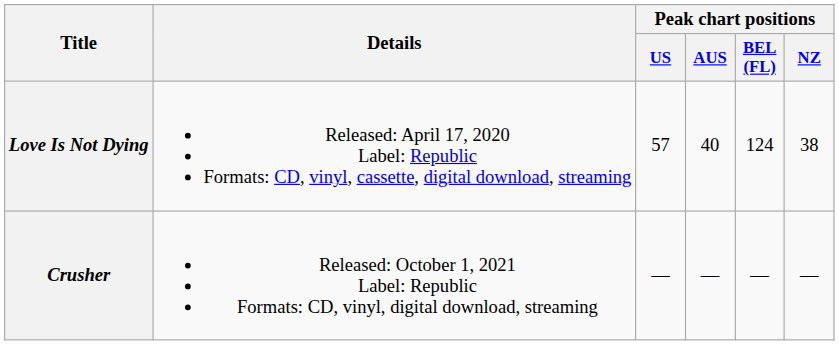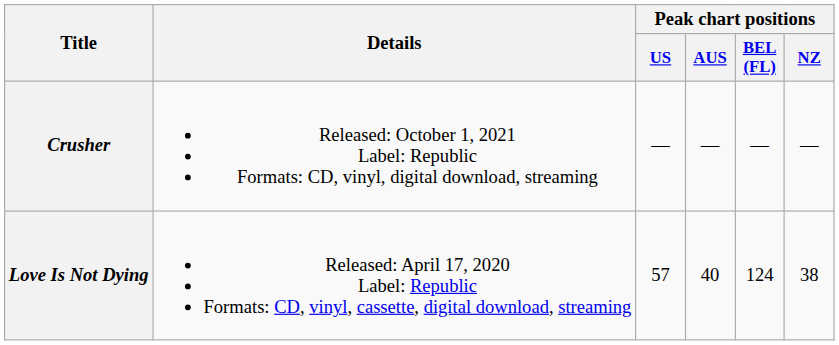rows swapped: (79, 145) <-> (79, 274)
